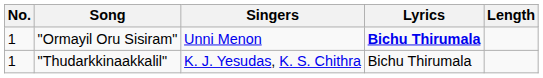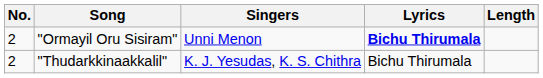(12, 38) 1 -> (12, 38) 2
(12, 61) 1 -> (12, 61) 2
